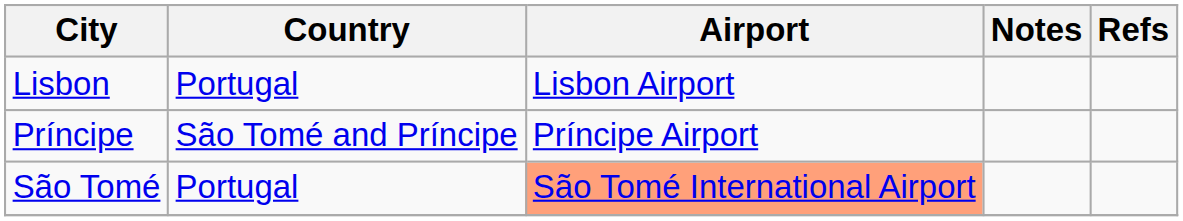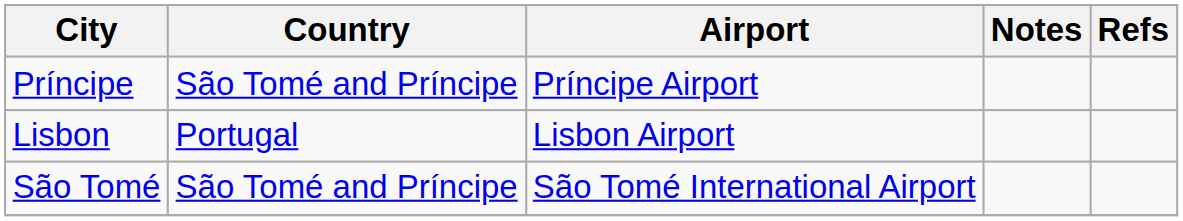rows swapped: (61, 82) <-> (73, 135)
(237, 187) Portugal -> (347, 187) São Tomé and Príncipe
(754, 187) lightsalmon background -> (754, 187) no background
